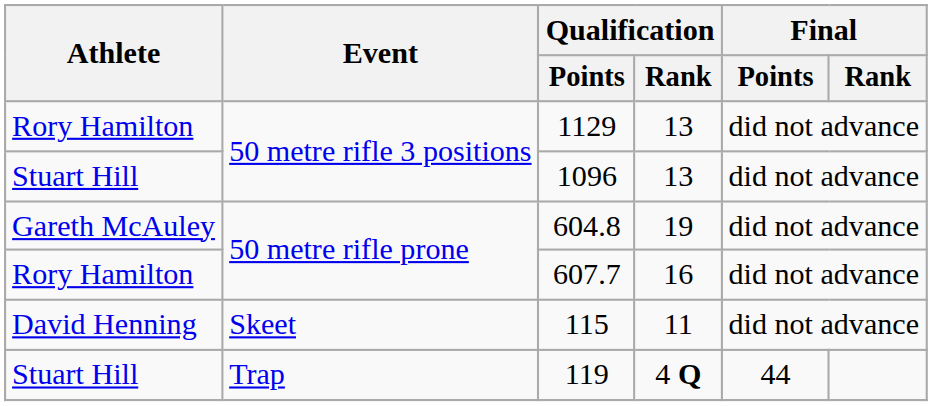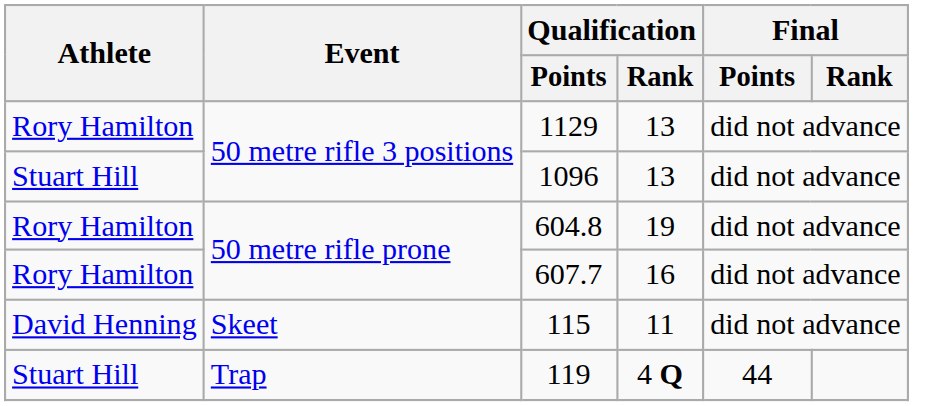(114, 225) Gareth McAuley -> (103, 225) Rory Hamilton
